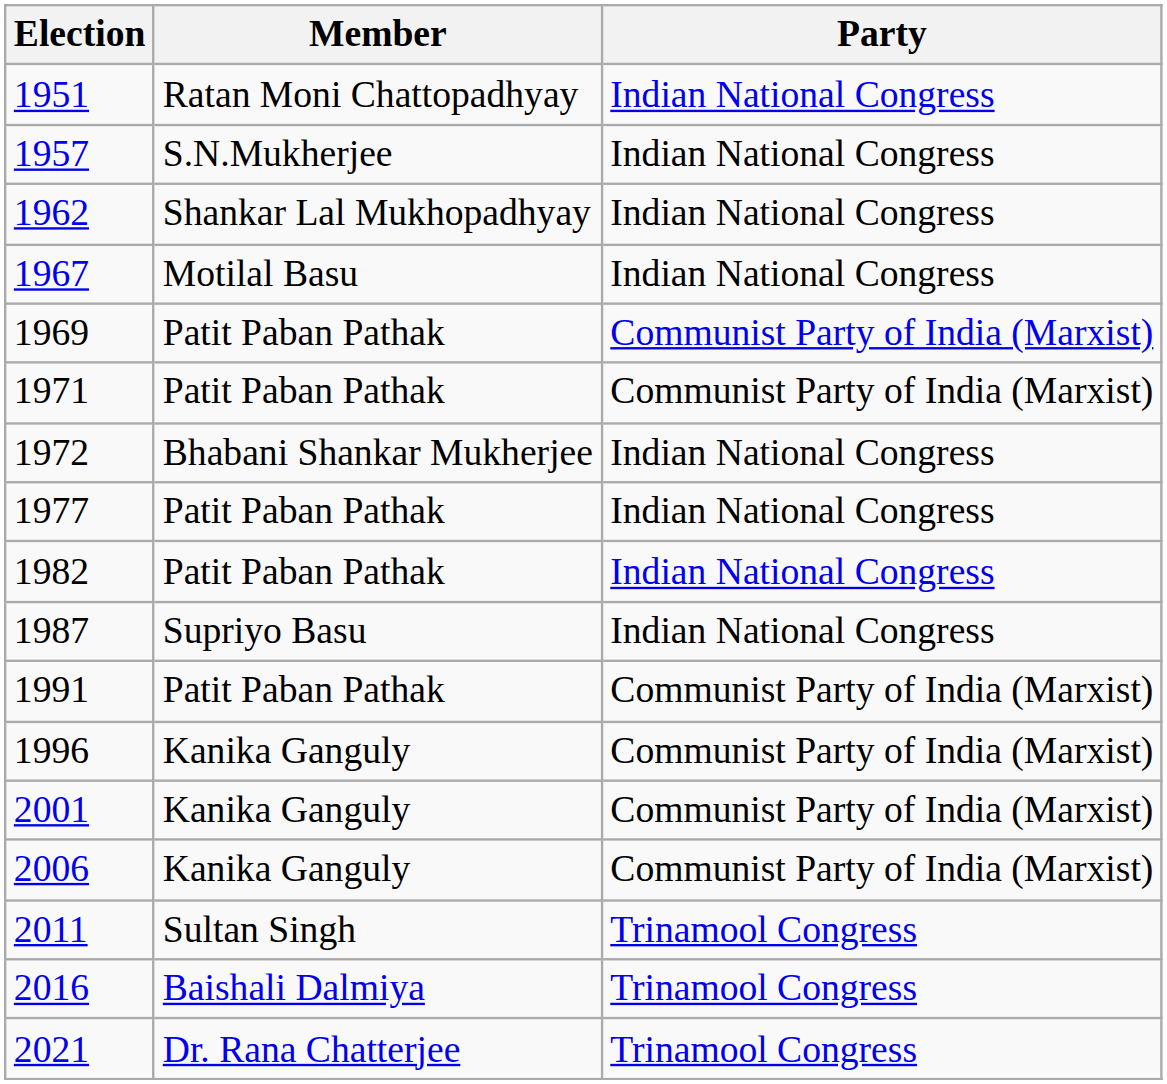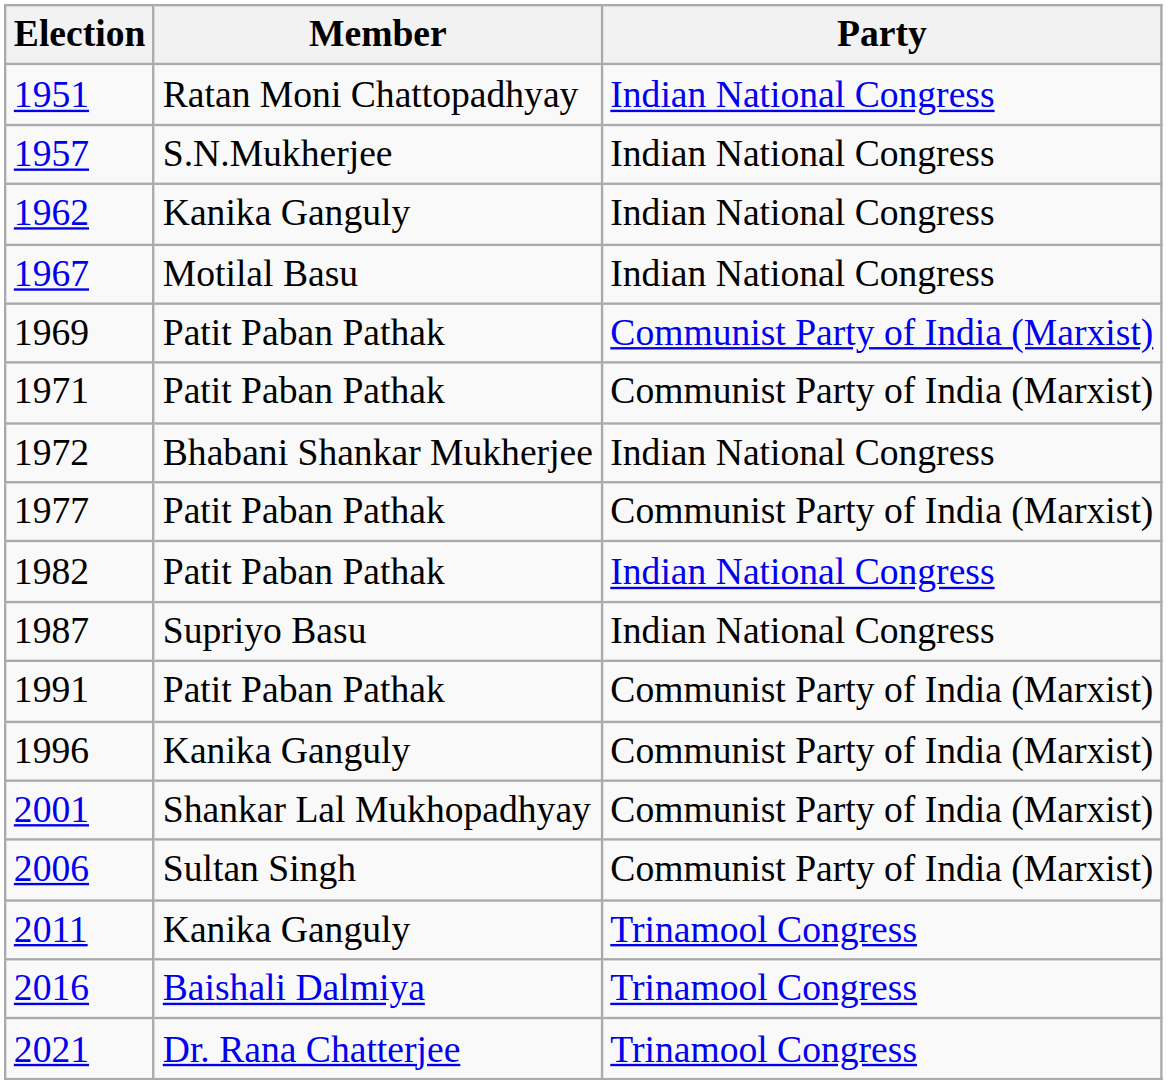(377, 213) Shankar Lal Mukhopadhyay -> (287, 213) Kanika Ganguly
(802, 511) Indian National Congress -> (882, 511) Communist Party of India (Marxist)
(287, 809) Kanika Ganguly -> (377, 809) Shankar Lal Mukhopadhyay
(287, 869) Kanika Ganguly -> (259, 869) Sultan Singh
(259, 928) Sultan Singh -> (287, 928) Kanika Ganguly
